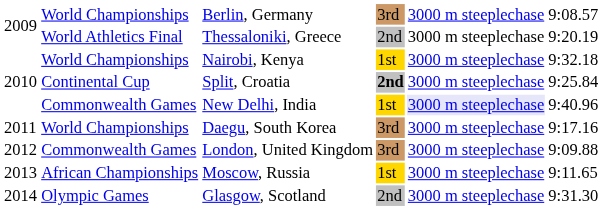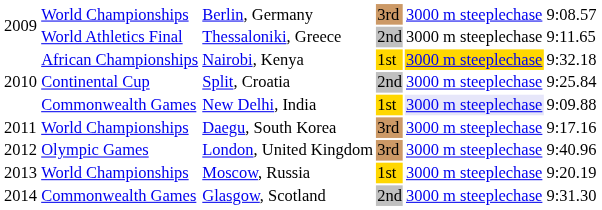(573, 37) 9:20.19 -> (571, 37) 9:11.65
(115, 59) World Championships -> (120, 59) African Championships
(476, 59) no background -> (474, 59) gold background
(390, 82) bold -> (390, 82) normal
(573, 104) 9:40.96 -> (571, 104) 9:09.88
(119, 150) Commonwealth Games -> (95, 150) Olympic Games
(573, 150) 9:09.88 -> (571, 150) 9:40.96
(120, 172) African Championships -> (115, 172) World Championships
(573, 172) 9:11.65 -> (571, 172) 9:20.19
(95, 195) Olympic Games -> (119, 195) Commonwealth Games
